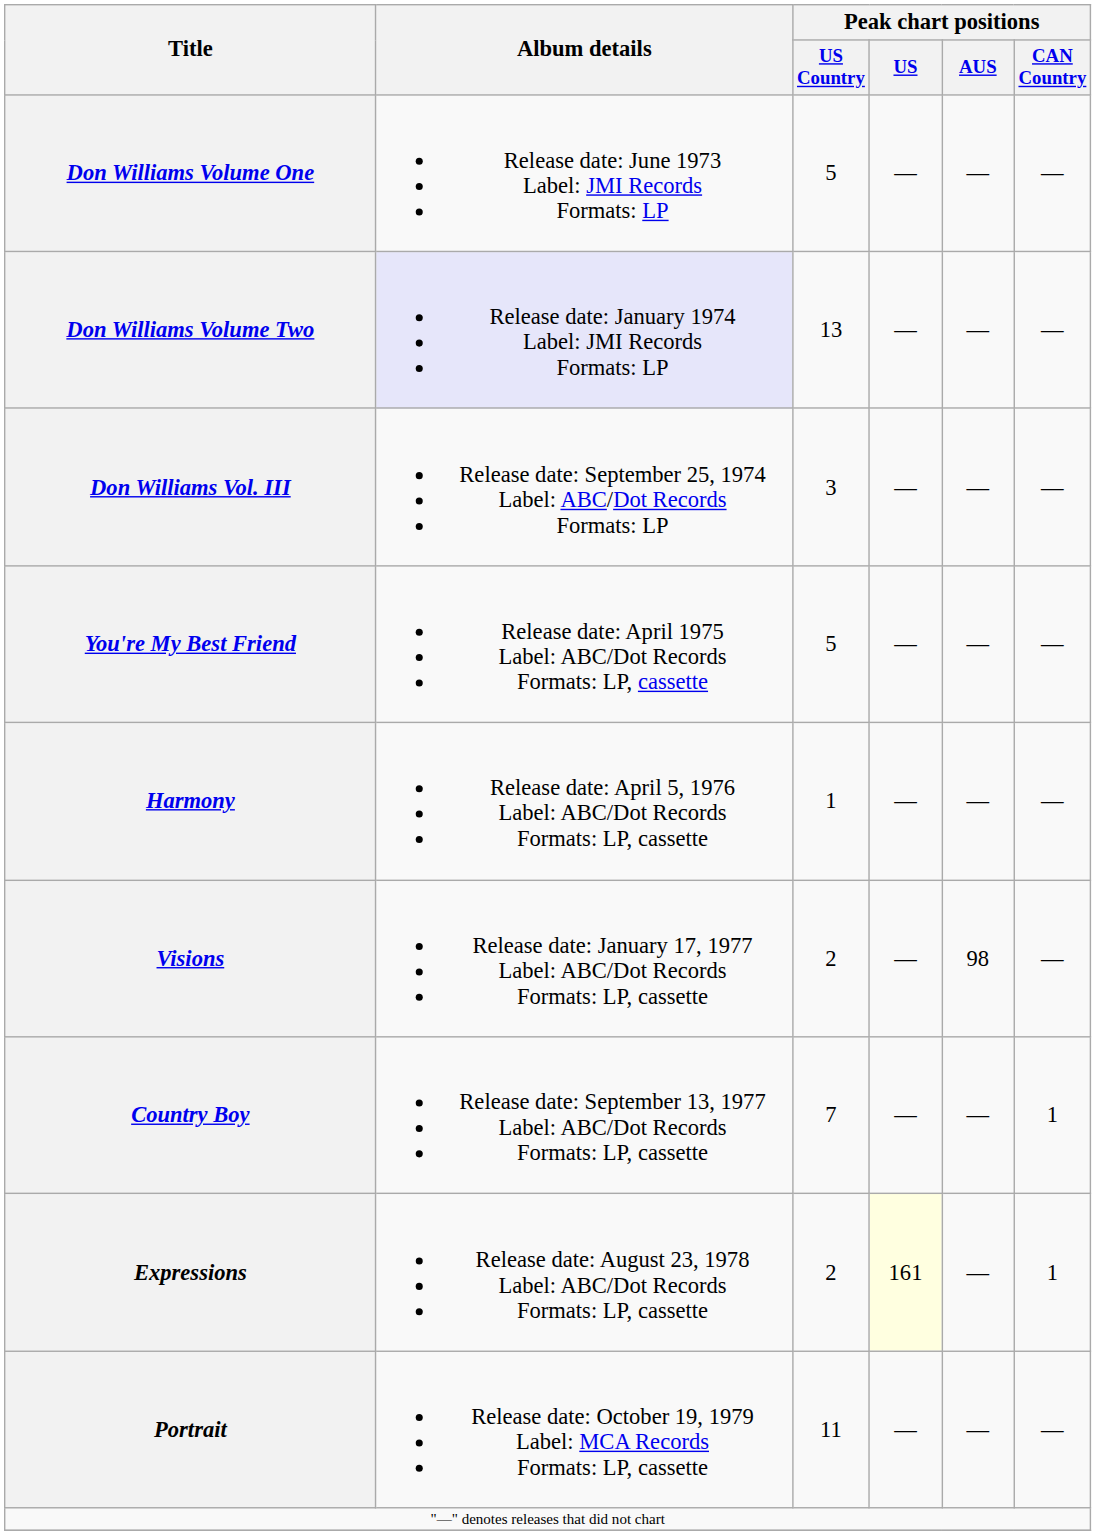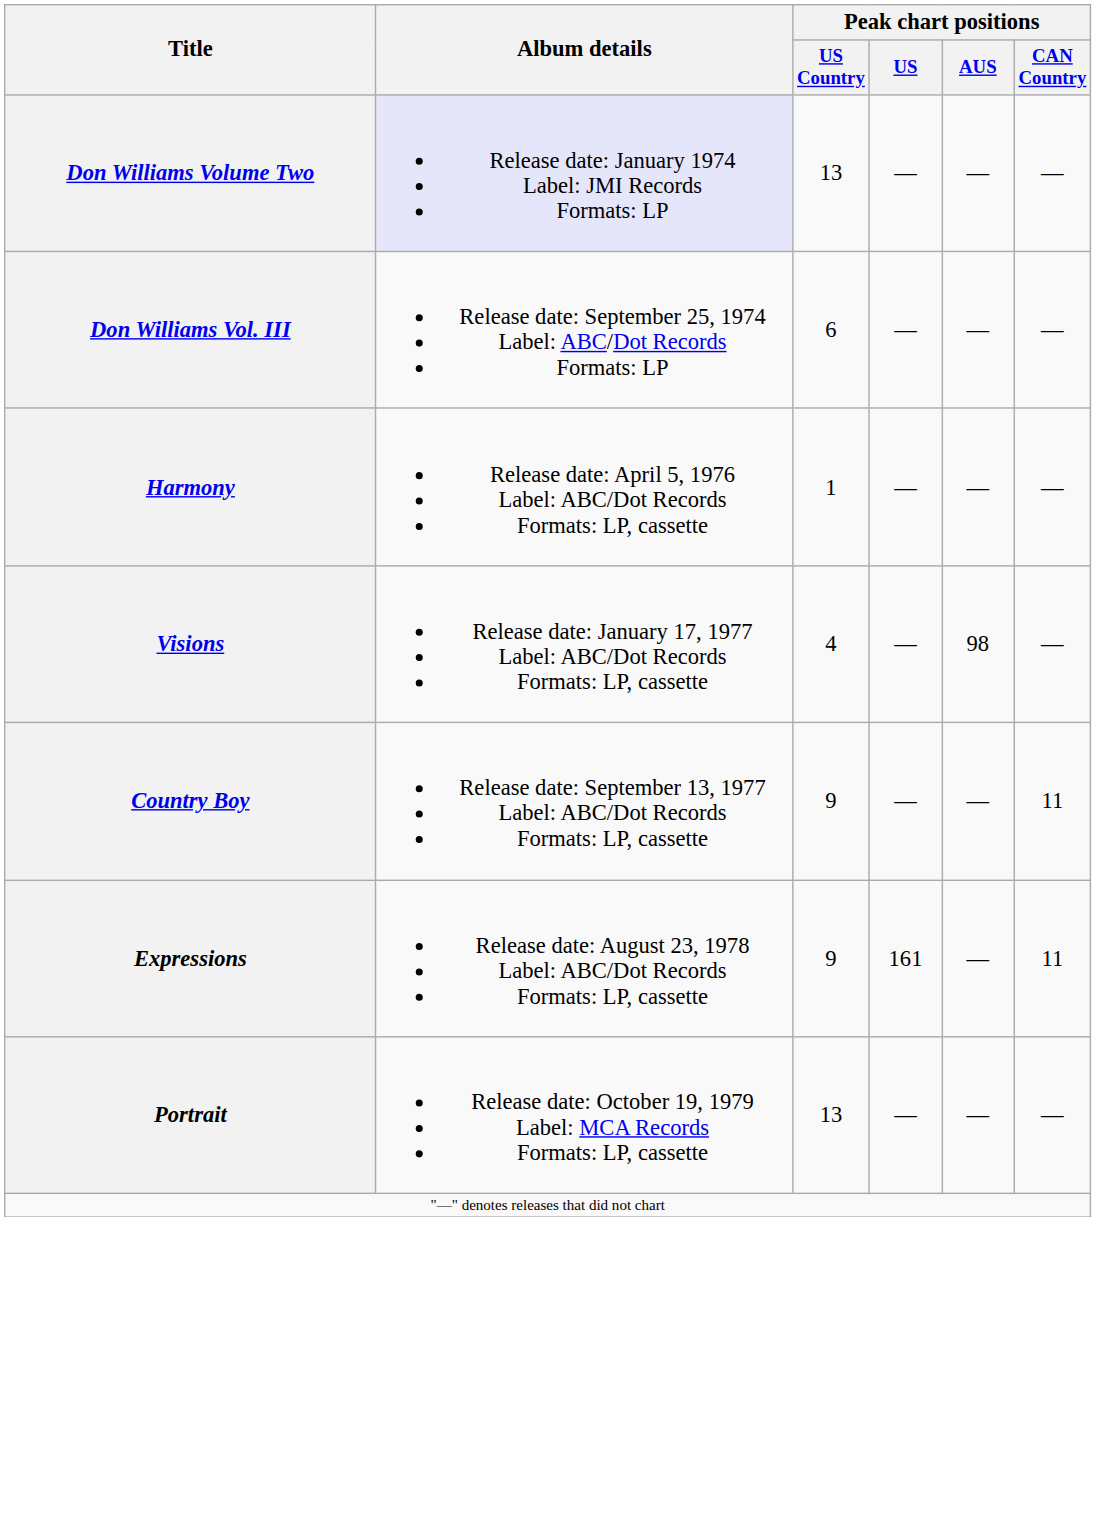- row: (190, 172)
(831, 486) 3 -> (831, 329) 6
- row: (190, 643)
(831, 958) 2 -> (831, 643) 4
(831, 1115) 7 -> (831, 800) 9
(1052, 1115) 1 -> (1052, 800) 11
(831, 1272) 2 -> (831, 958) 9
(905, 1272) lightyellow background -> (905, 958) no background
(1052, 1272) 1 -> (1052, 958) 11
(831, 1429) 11 -> (831, 1115) 13
